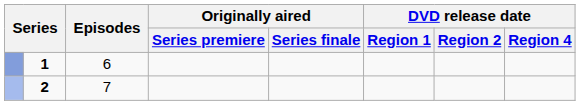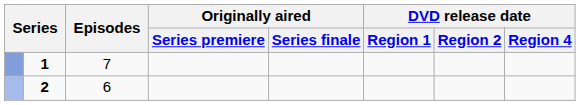(107, 64) 6 -> (107, 64) 7
(107, 87) 7 -> (107, 87) 6
